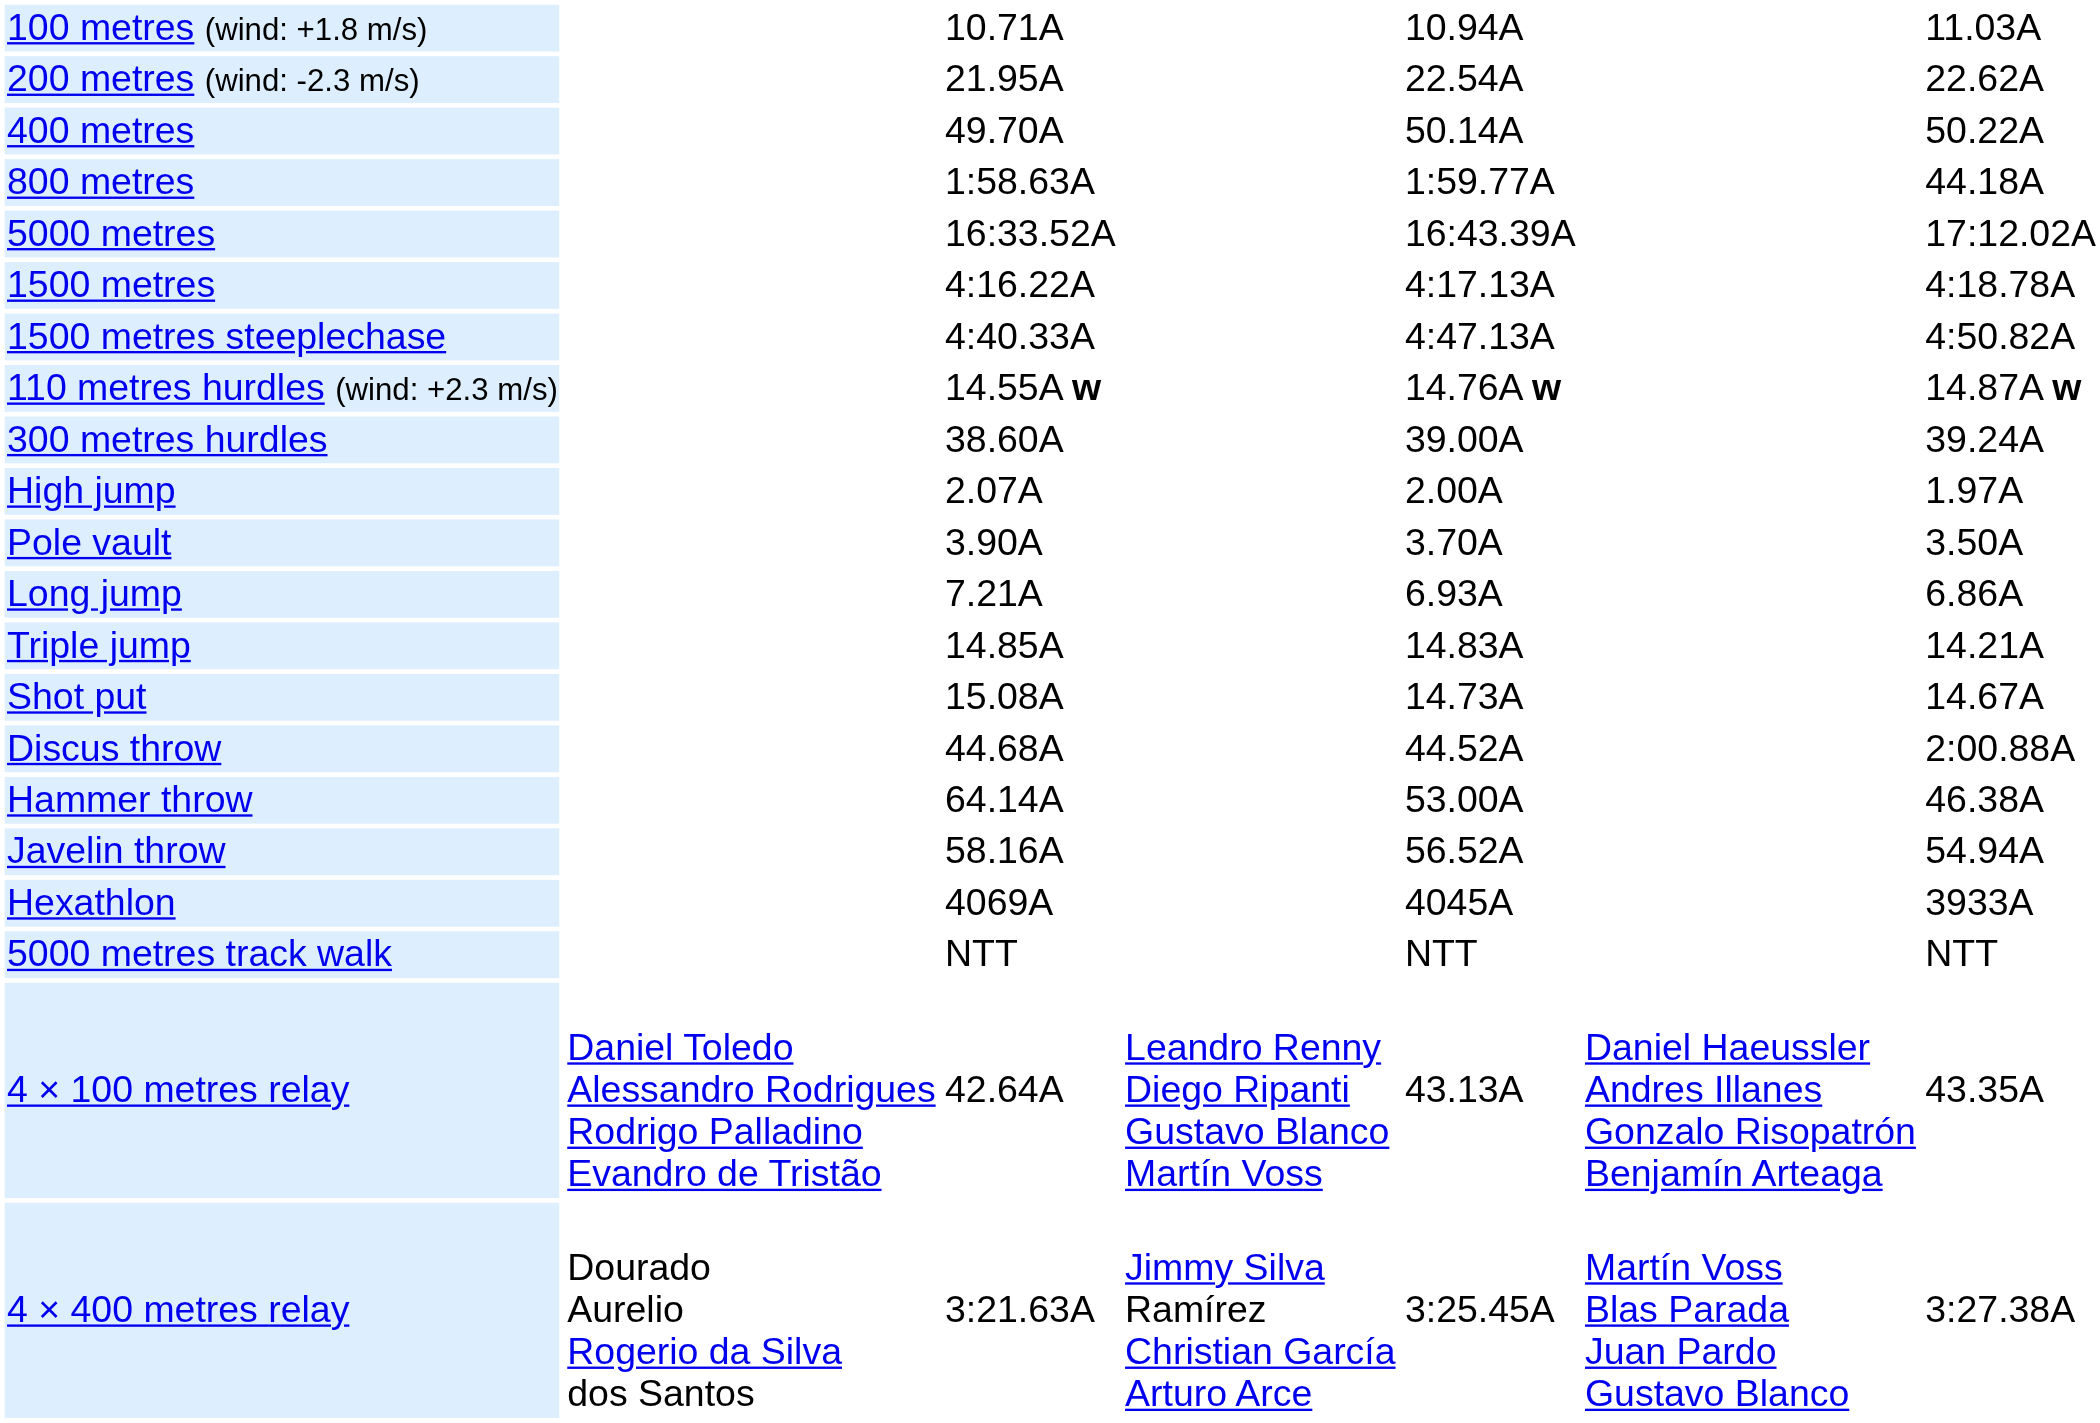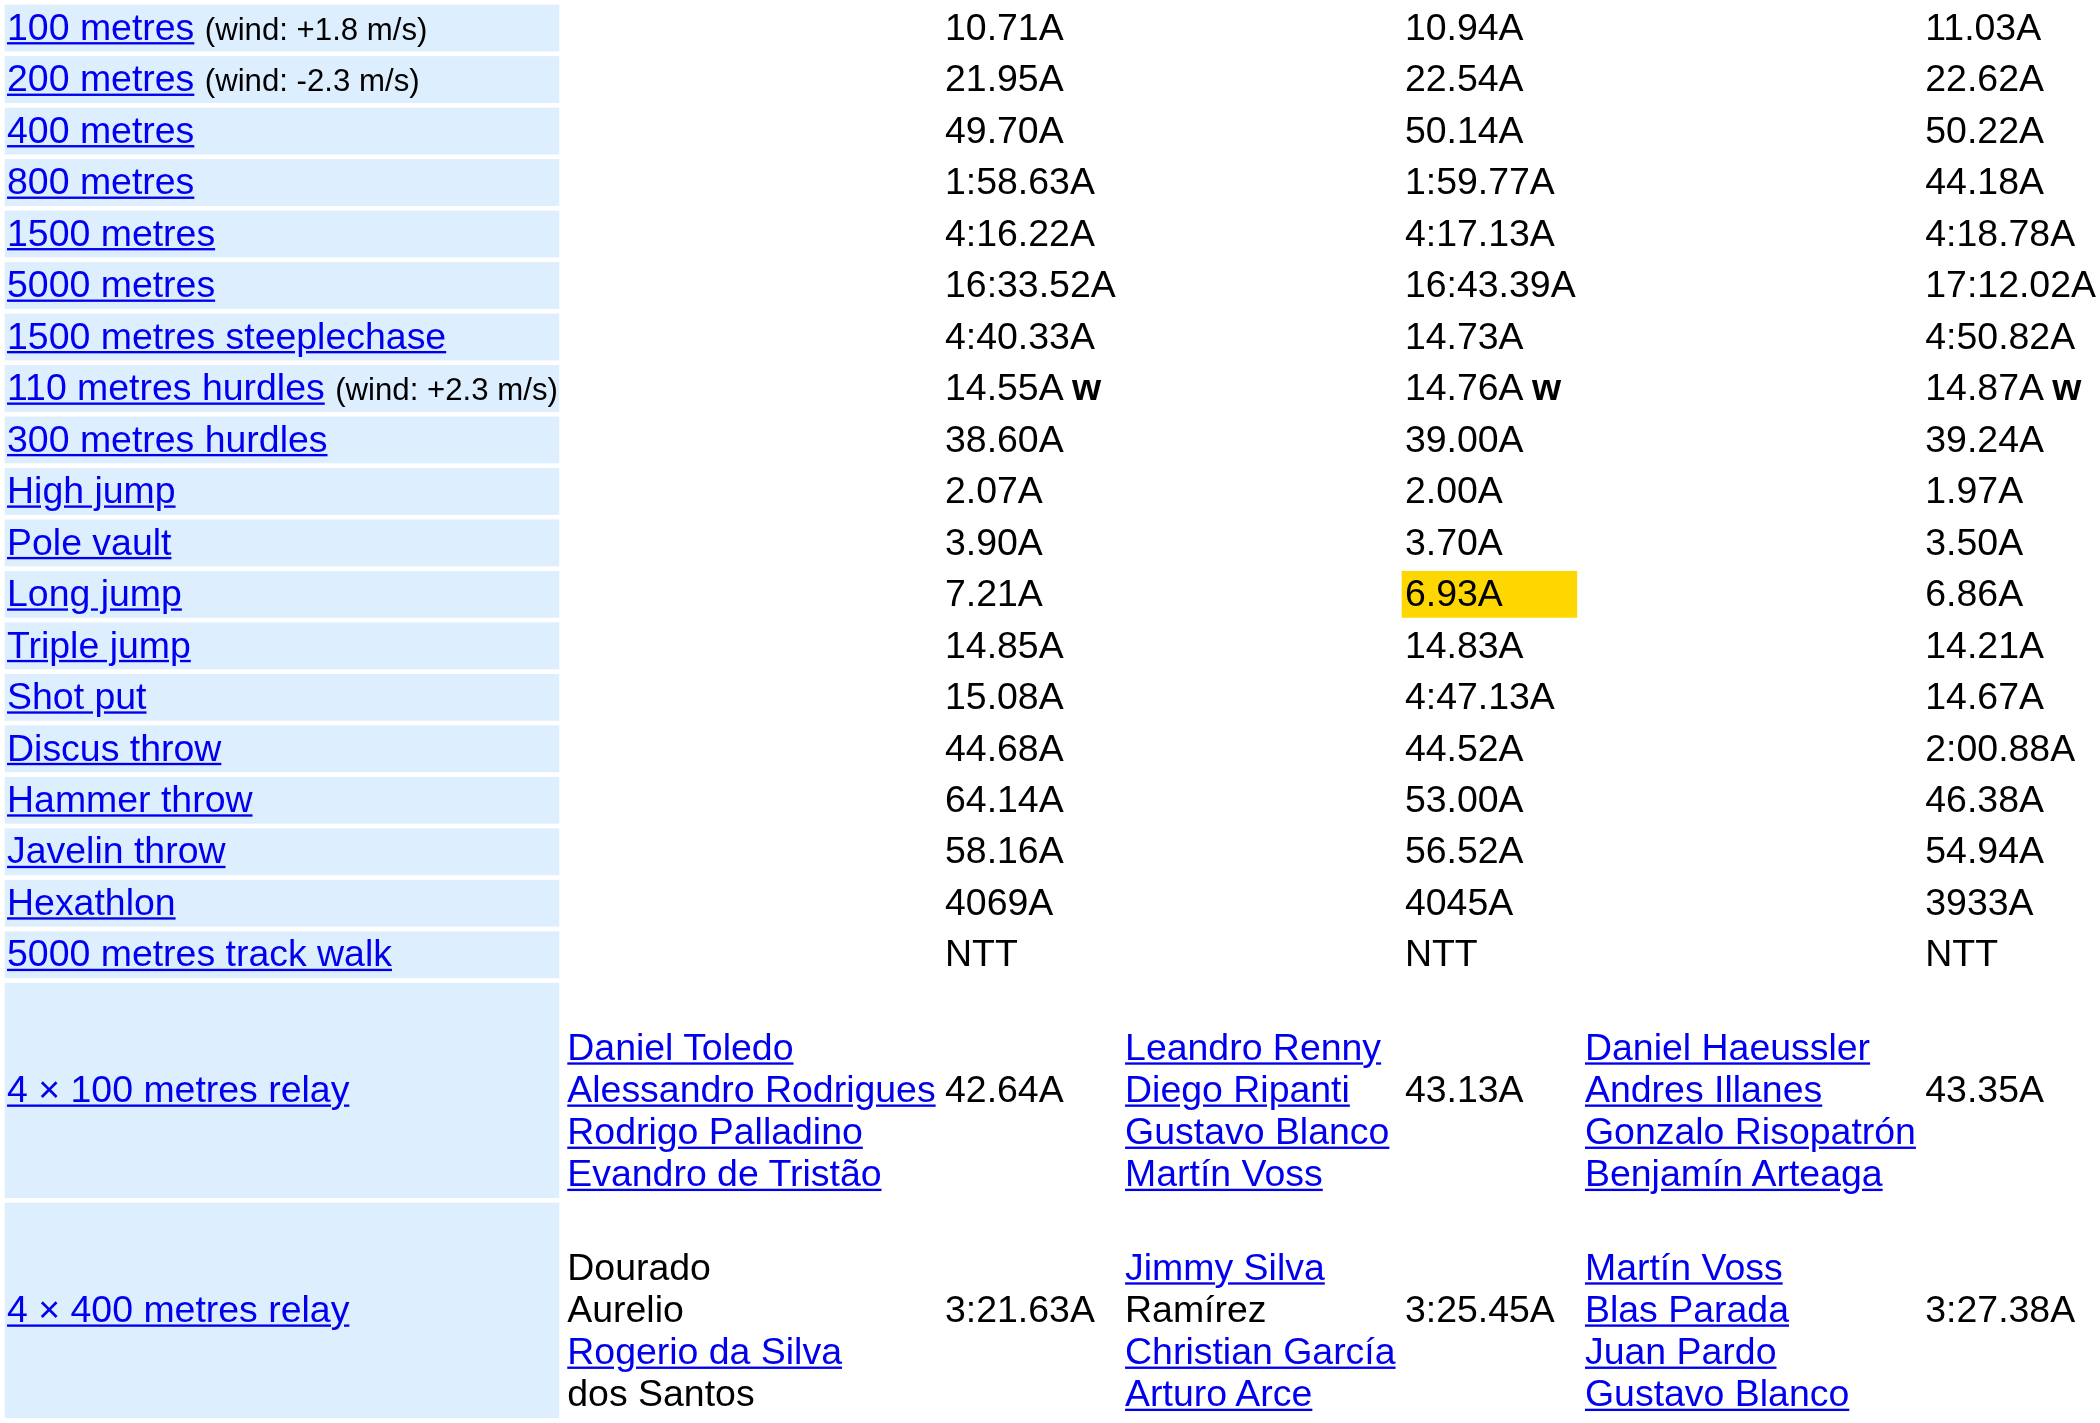rows swapped: (111, 284) <-> (111, 233)
(1480, 336) 4:47.13A -> (1464, 336) 14.73A
(1454, 593) no background -> (1454, 593) gold background
(1464, 696) 14.73A -> (1480, 696) 4:47.13A
